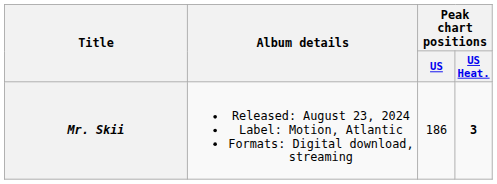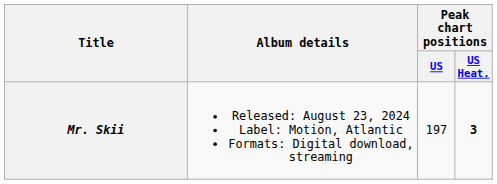(436, 130) 186 -> (436, 130) 197
